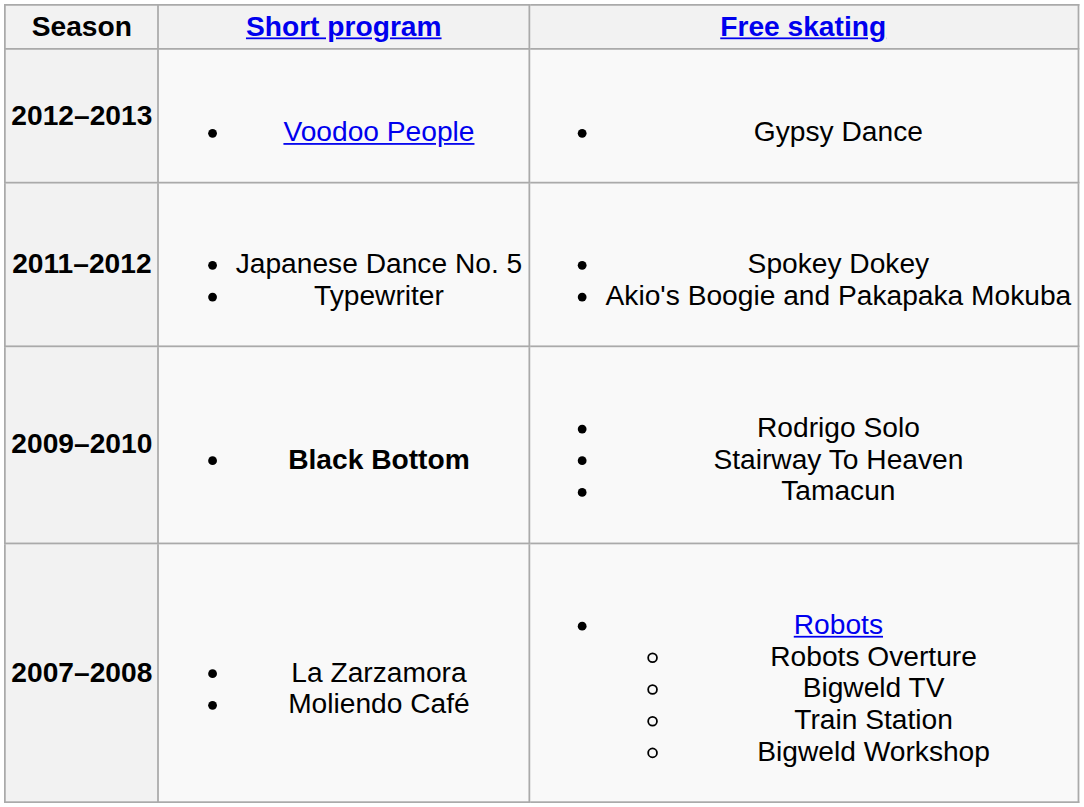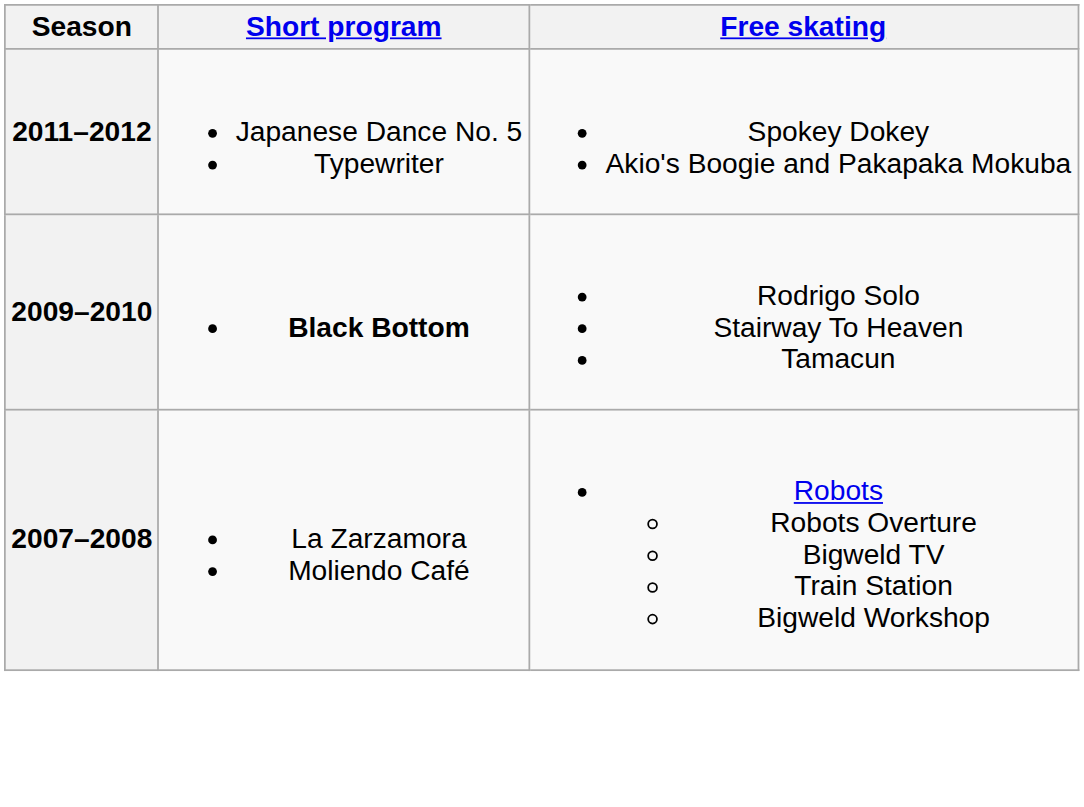- row: (82, 115)
